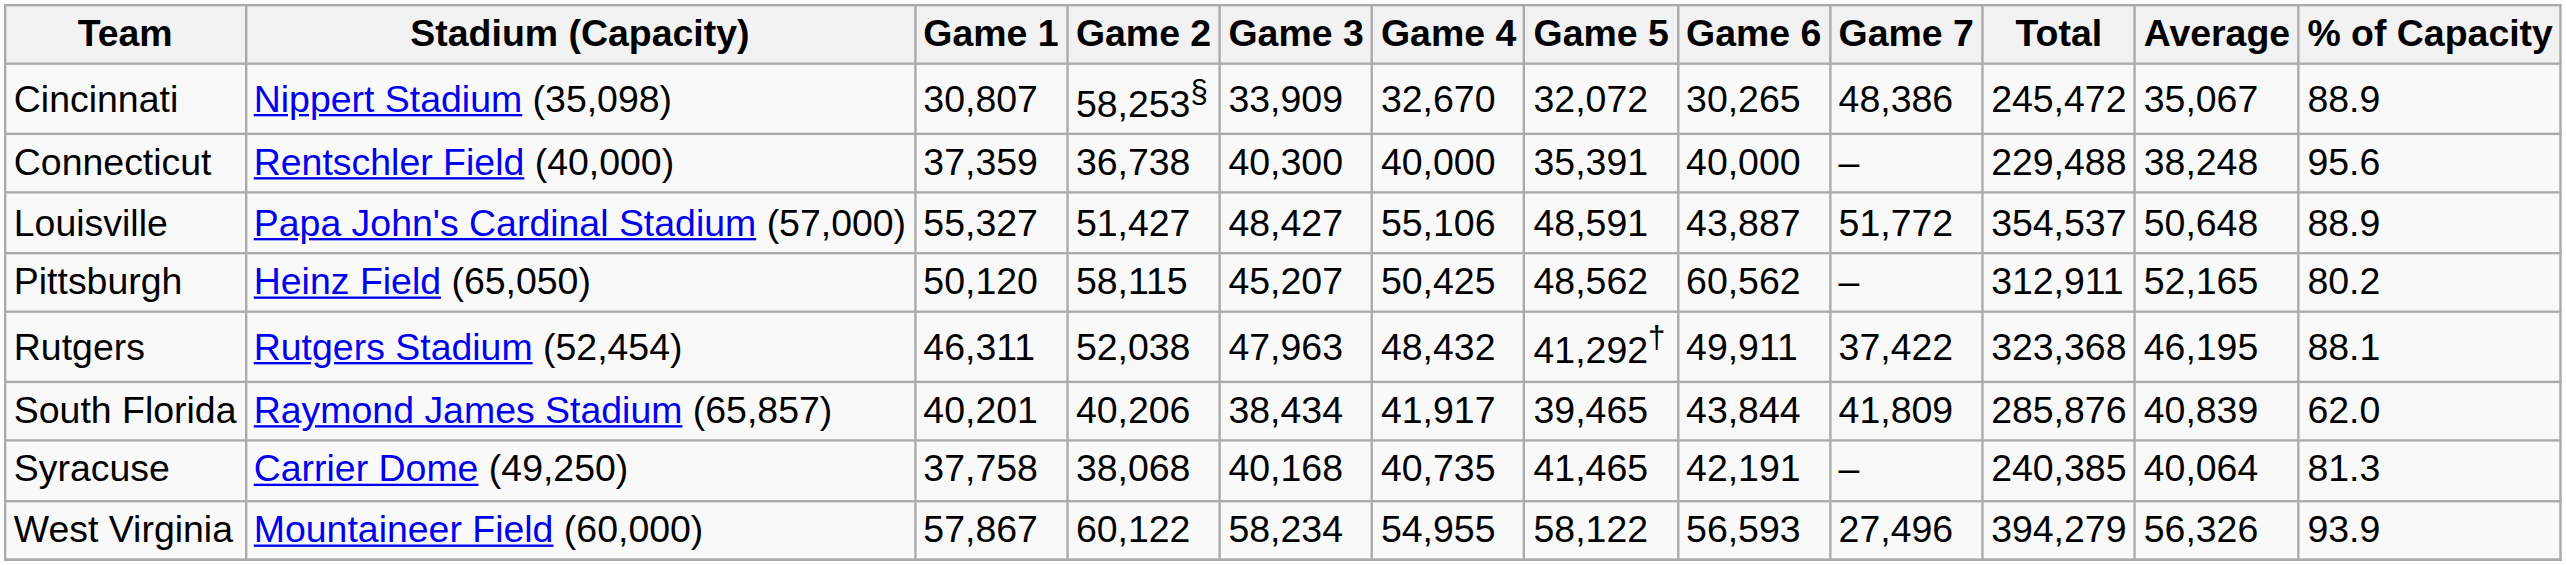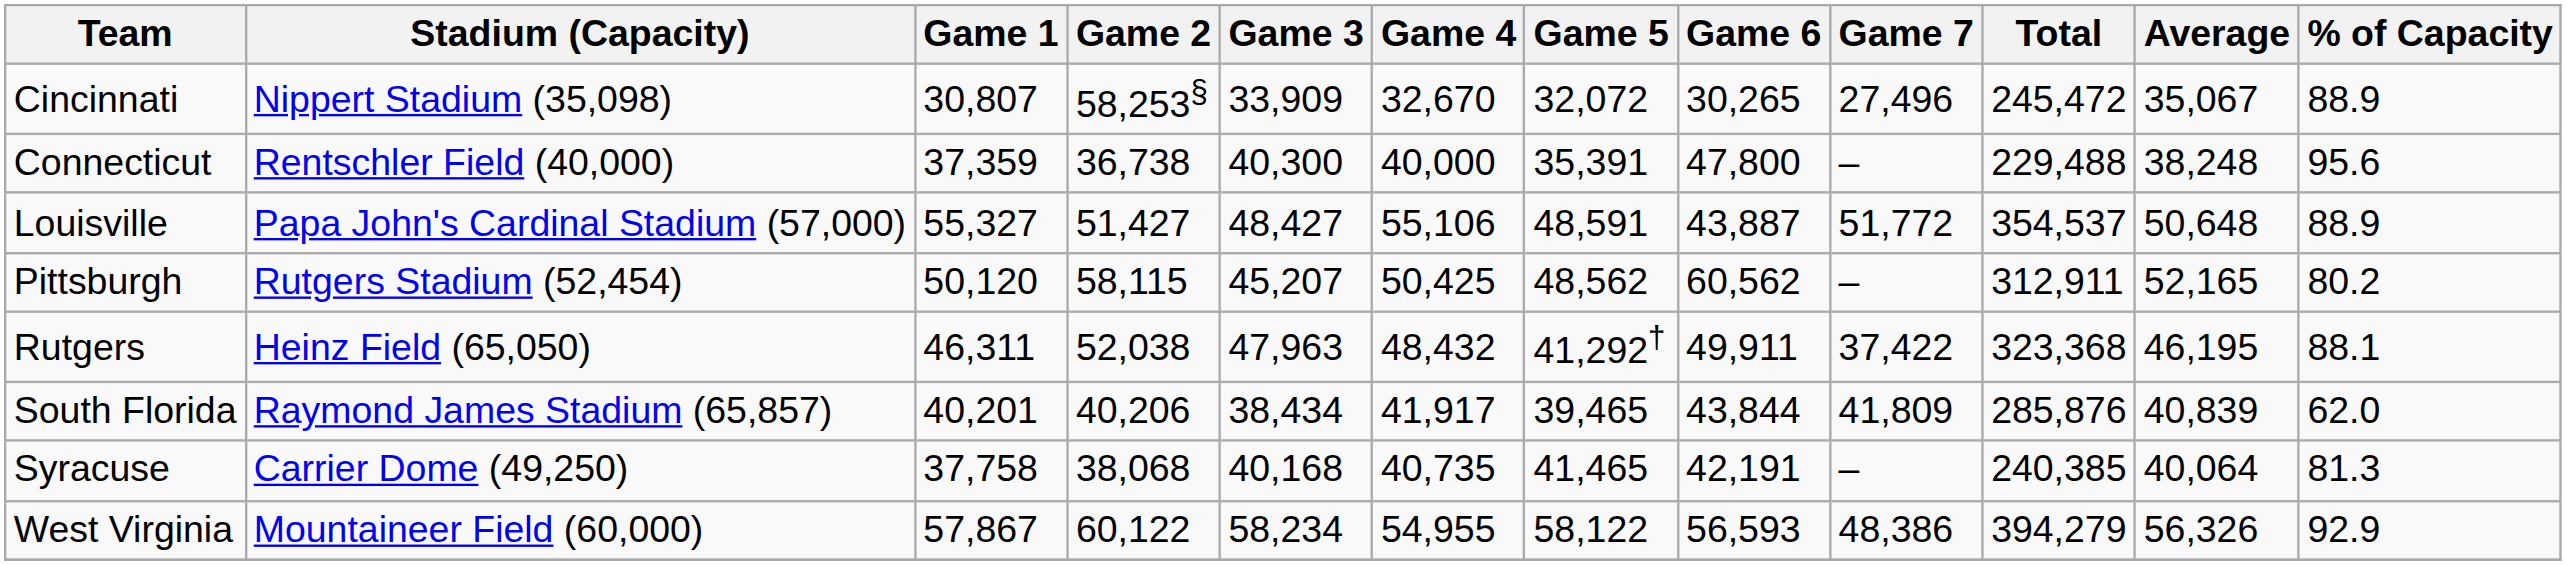(1896, 98) 48,386 -> (1896, 98) 27,496
(1743, 163) 40,000 -> (1743, 163) 47,800
(422, 281) Heinz Field (65,050) -> (468, 281) Rutgers Stadium (52,454)
(468, 346) Rutgers Stadium (52,454) -> (422, 346) Heinz Field (65,050)
(1896, 529) 27,496 -> (1896, 529) 48,386
(2344, 529) 93.9 -> (2344, 529) 92.9
